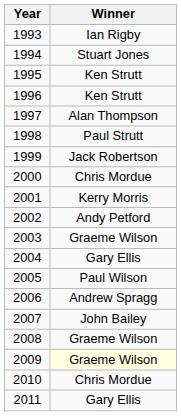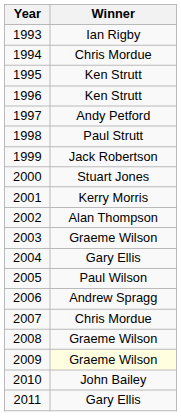(113, 55) Stuart Jones -> (113, 55) Chris Mordue
(113, 116) Alan Thompson -> (113, 116) Andy Petford
(113, 177) Chris Mordue -> (113, 177) Stuart Jones
(113, 217) Andy Petford -> (113, 217) Alan Thompson
(113, 319) John Bailey -> (113, 319) Chris Mordue
(113, 380) Chris Mordue -> (113, 380) John Bailey
